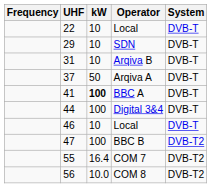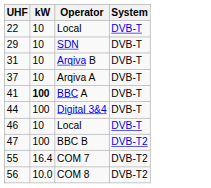- column: (33, 12)
(95, 77) 50 -> (38, 77) 10
